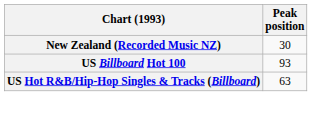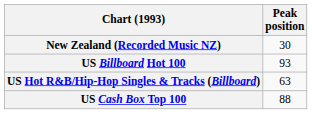+ row: (134, 99)
